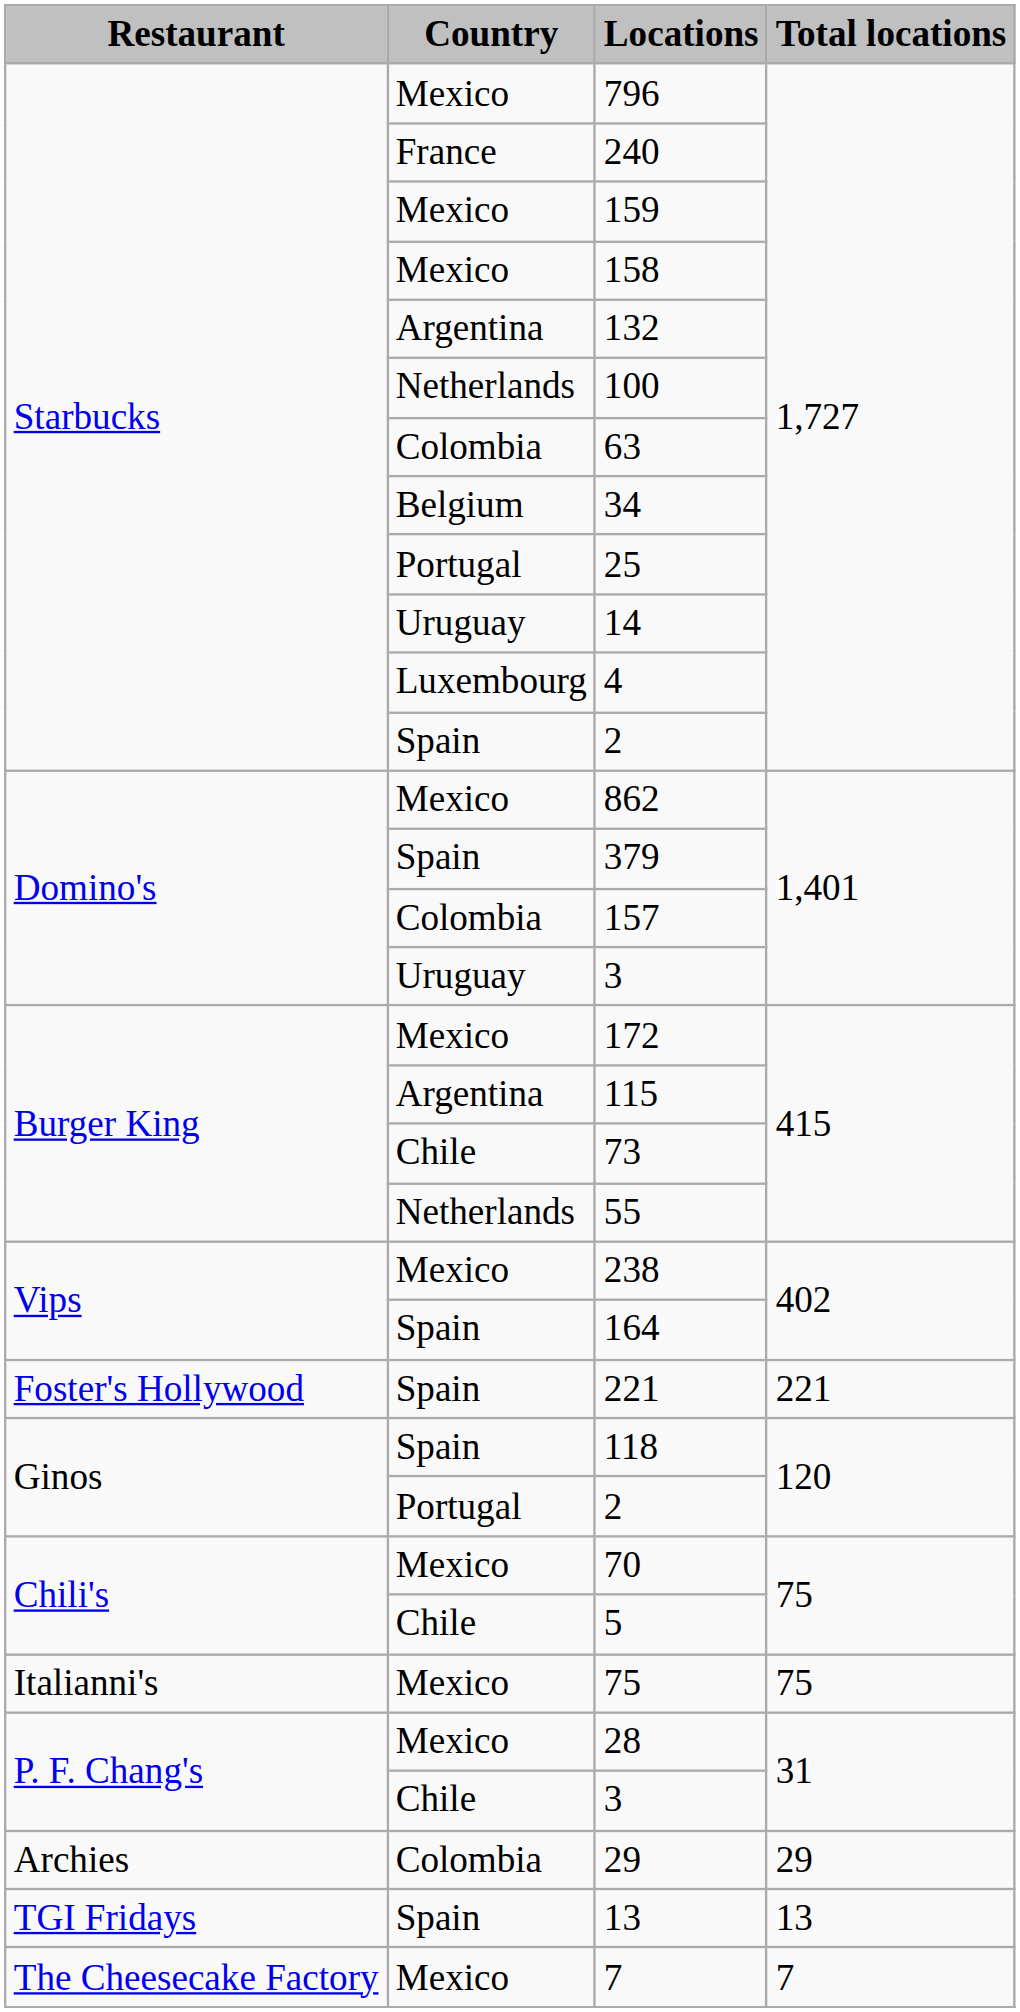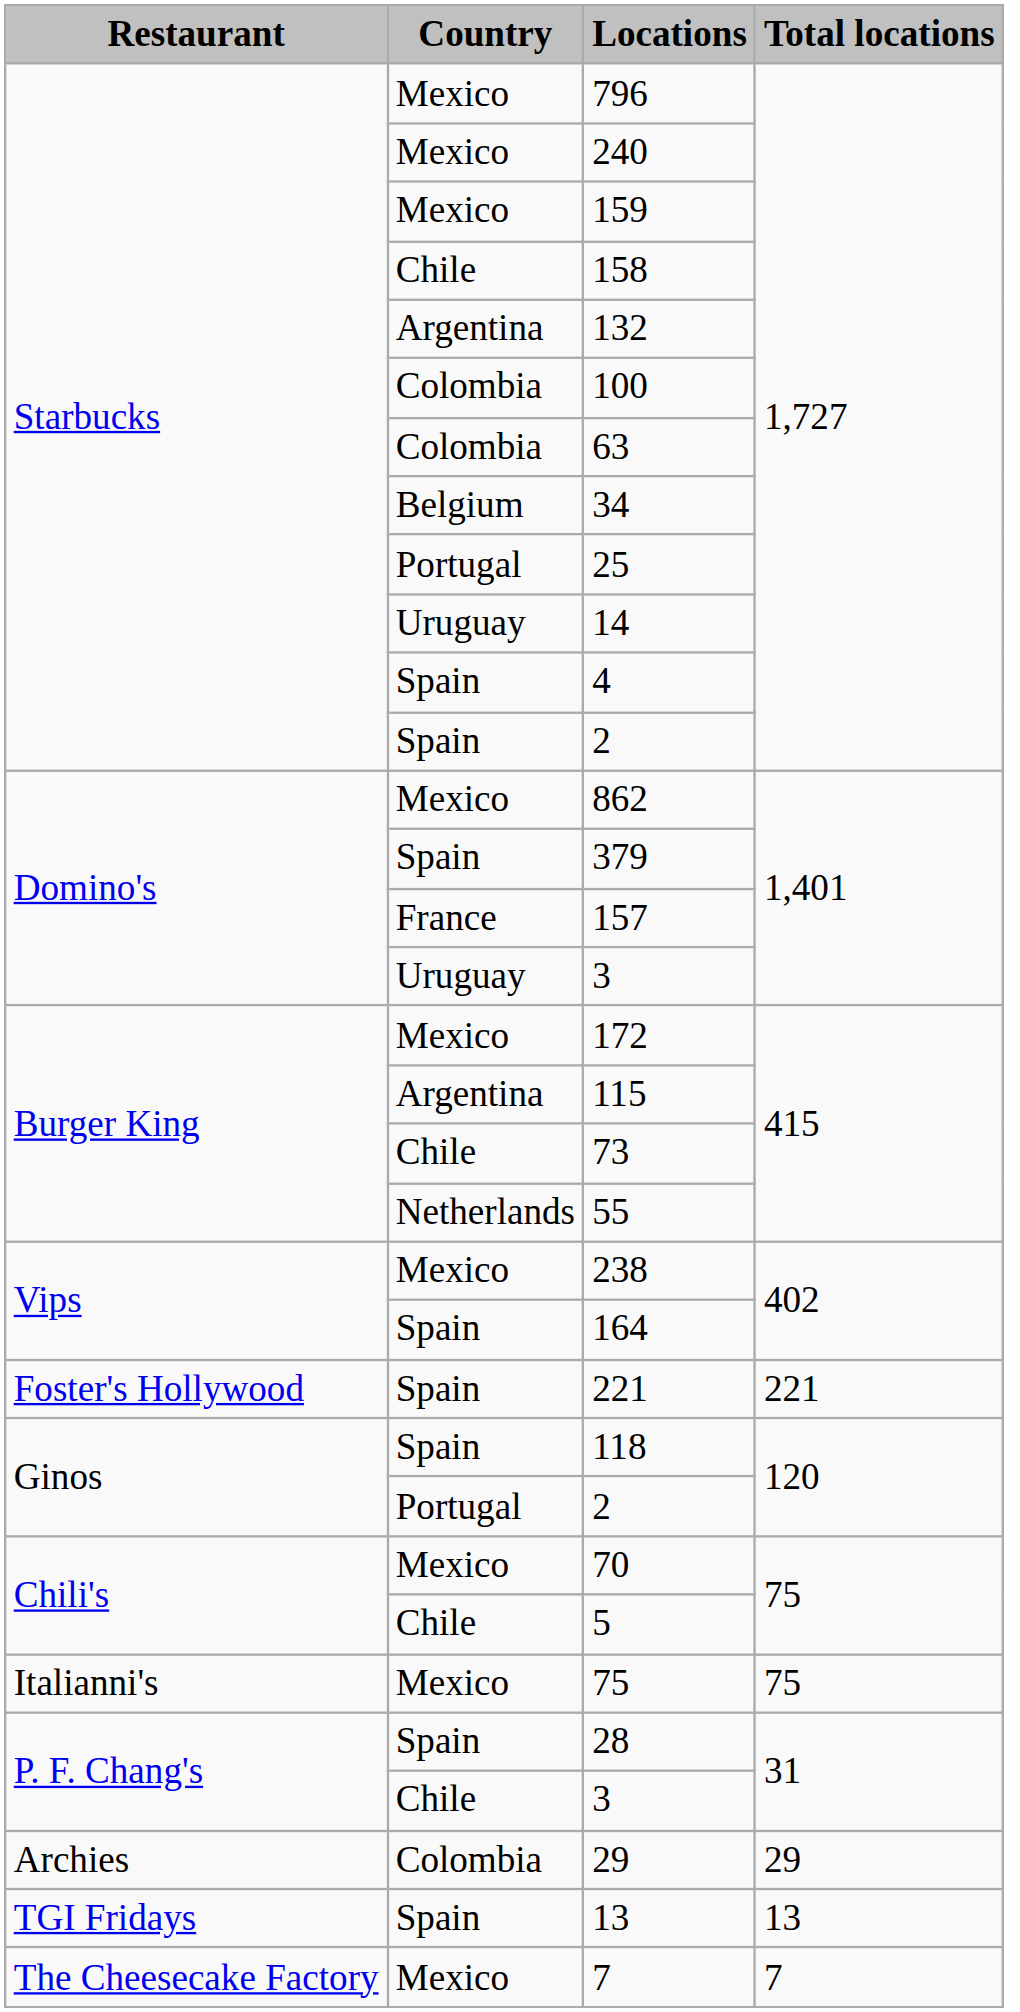(446, 151) France -> (452, 151) Mexico
(452, 269) Mexico -> (436, 269) Chile
(485, 387) Netherlands -> (469, 387) Colombia
(491, 681) Luxembourg -> (438, 681) Spain
(469, 916) Colombia -> (446, 916) France
(452, 1741) Mexico -> (438, 1741) Spain
